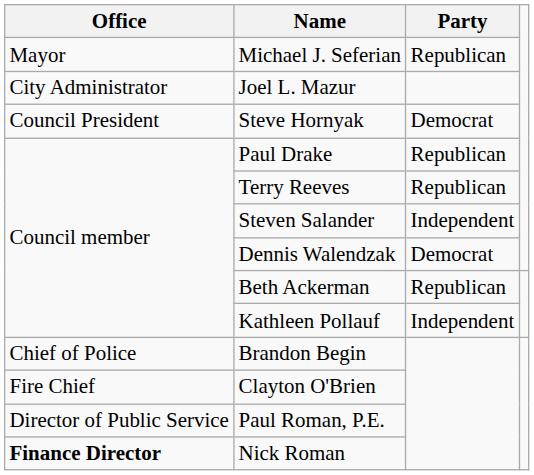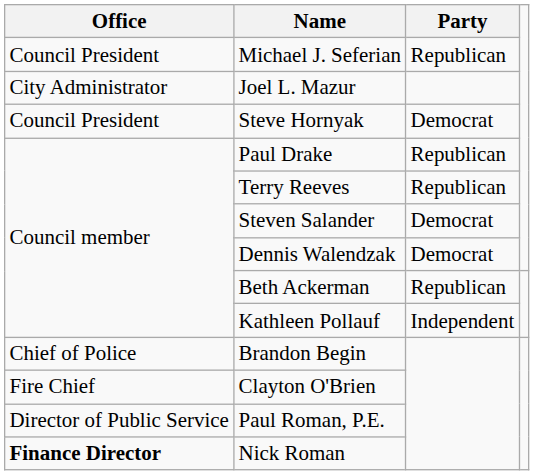(37, 54) Mayor -> (84, 54) Council President
(462, 220) Independent -> (452, 220) Democrat
